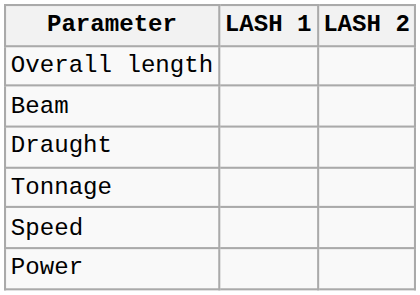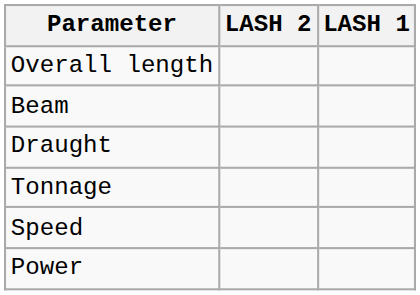columns swapped: (268, 25) <-> (367, 25)
